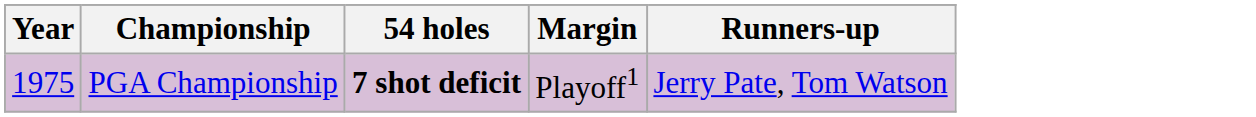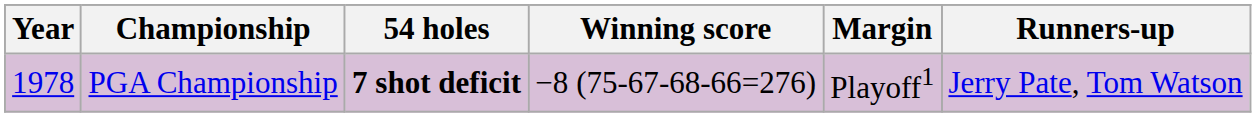+ column: (676, 29)
(43, 82) 1975 -> (43, 82) 1978
